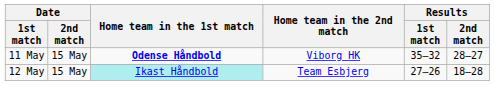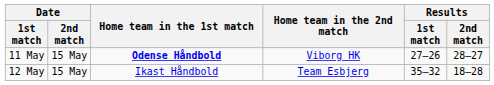(425, 56) 35–32 -> (425, 56) 27–26
(177, 72) paleturquoise background -> (177, 72) no background
(425, 72) 27–26 -> (425, 72) 35–32
